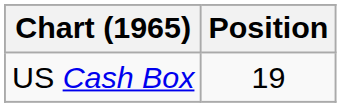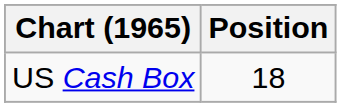(268, 76) 19 -> (268, 76) 18
